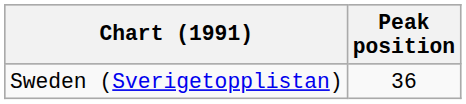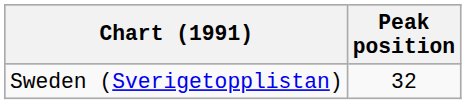(404, 82) 36 -> (404, 82) 32
